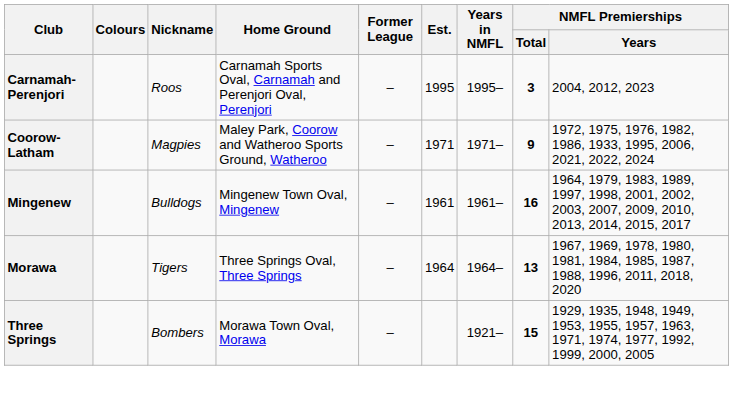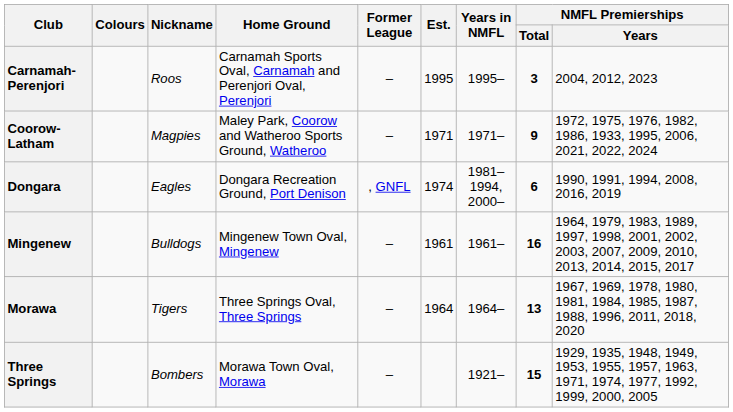+ row: (34, 186)
